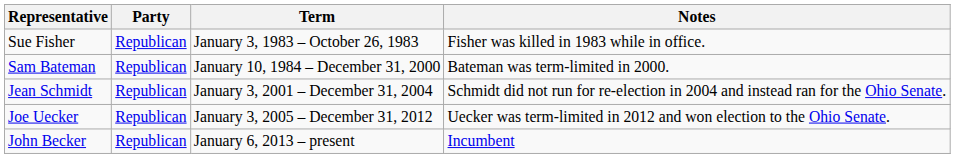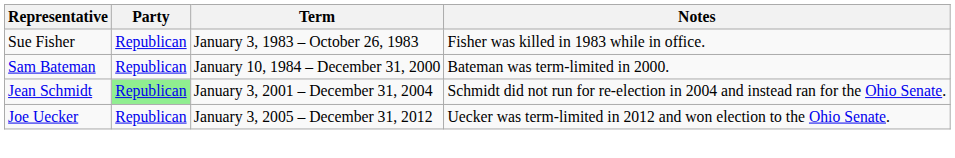(151, 91) no background -> (151, 91) lightgreen background
- row: (47, 141)
